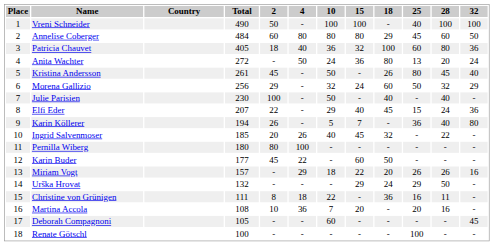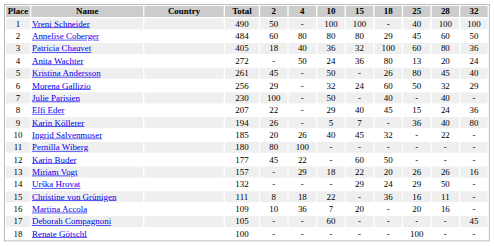(242, 209) 108 -> (242, 209) 109
